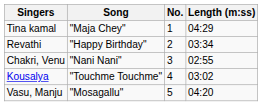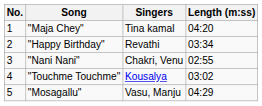columns swapped: (175, 13) <-> (36, 13)
(201, 29) 04:29 -> (201, 29) 04:20
(201, 93) 04:20 -> (201, 93) 04:29
